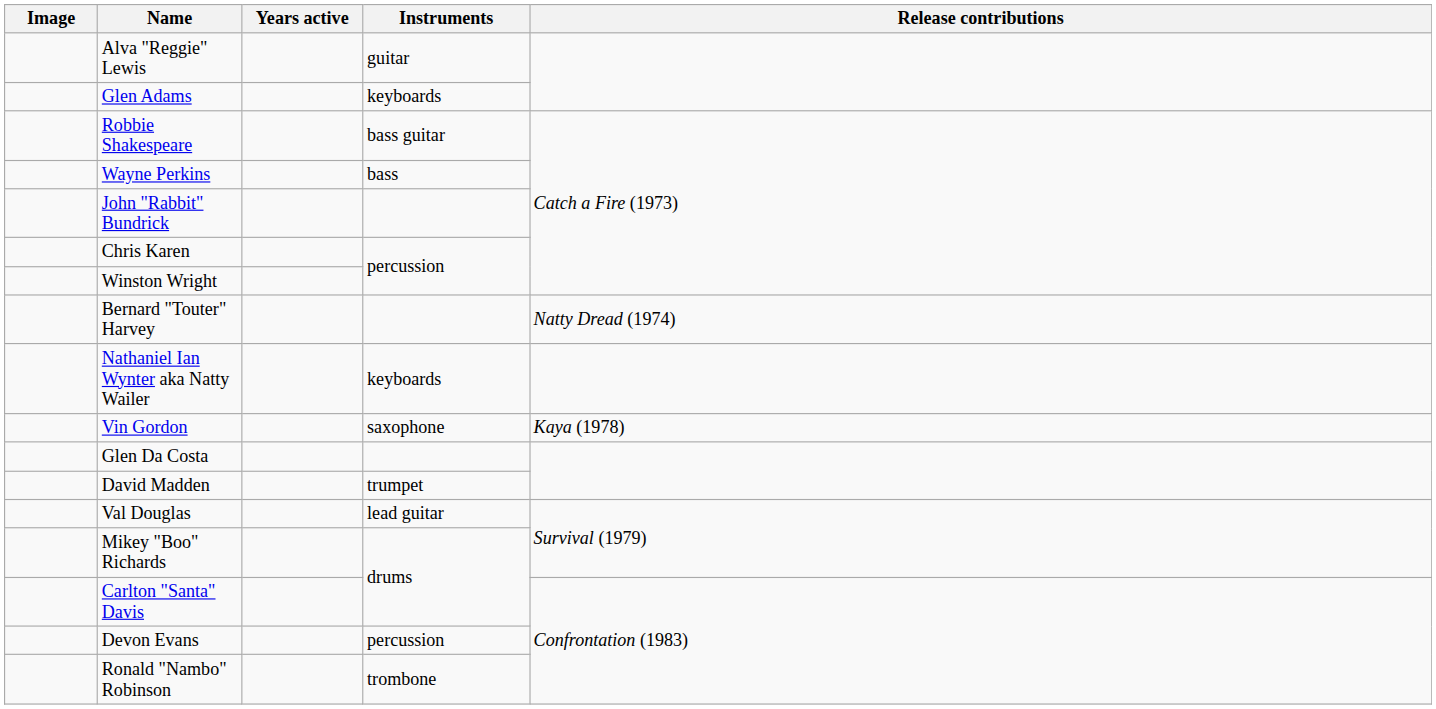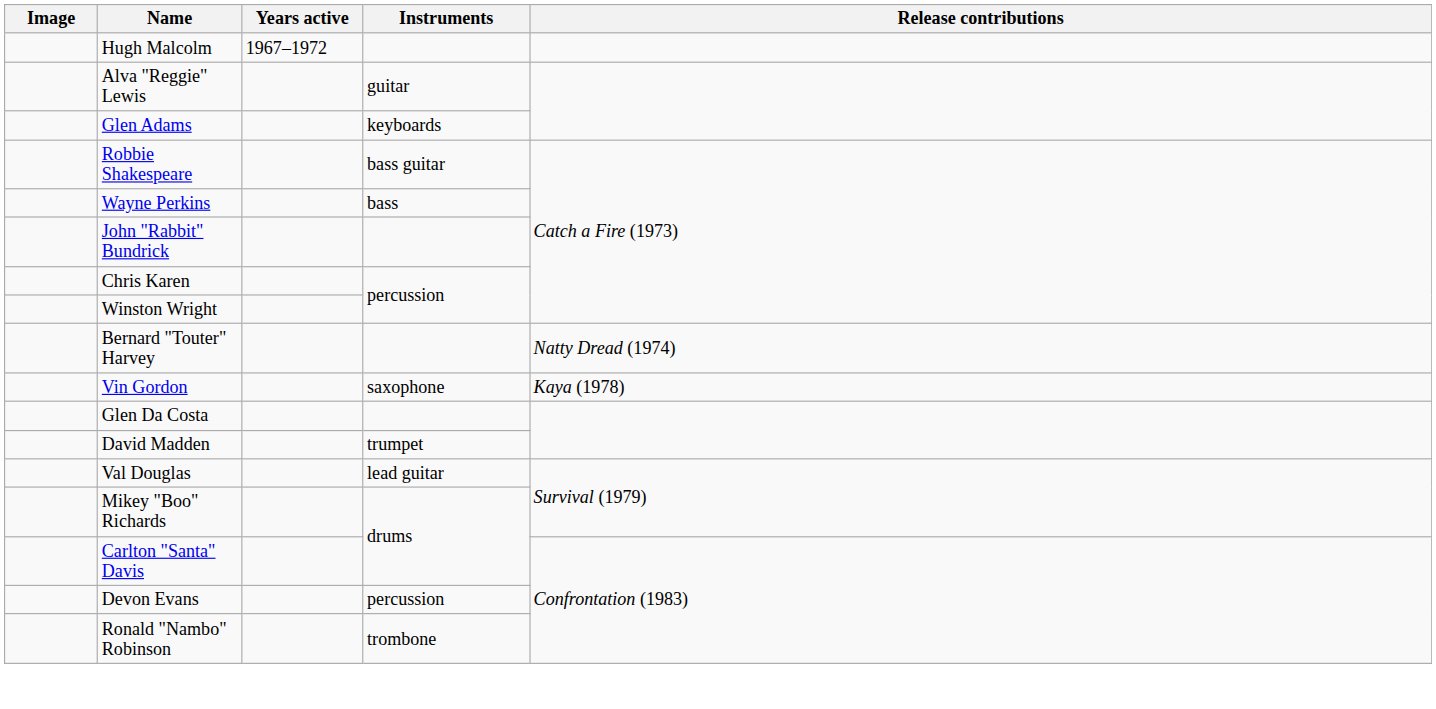+ row: (157, 47)
- row: (166, 378)
